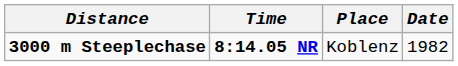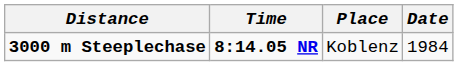(428, 47) 1982 -> (428, 47) 1984
